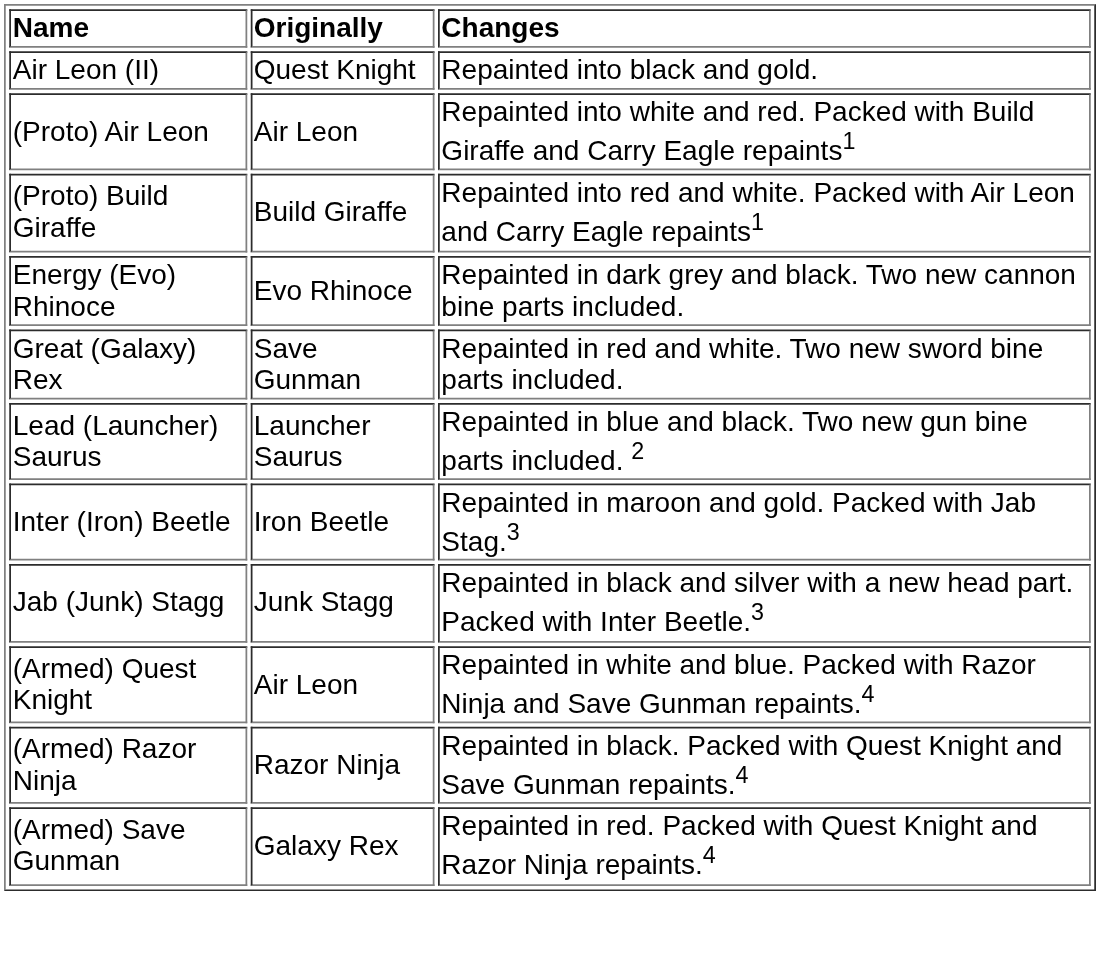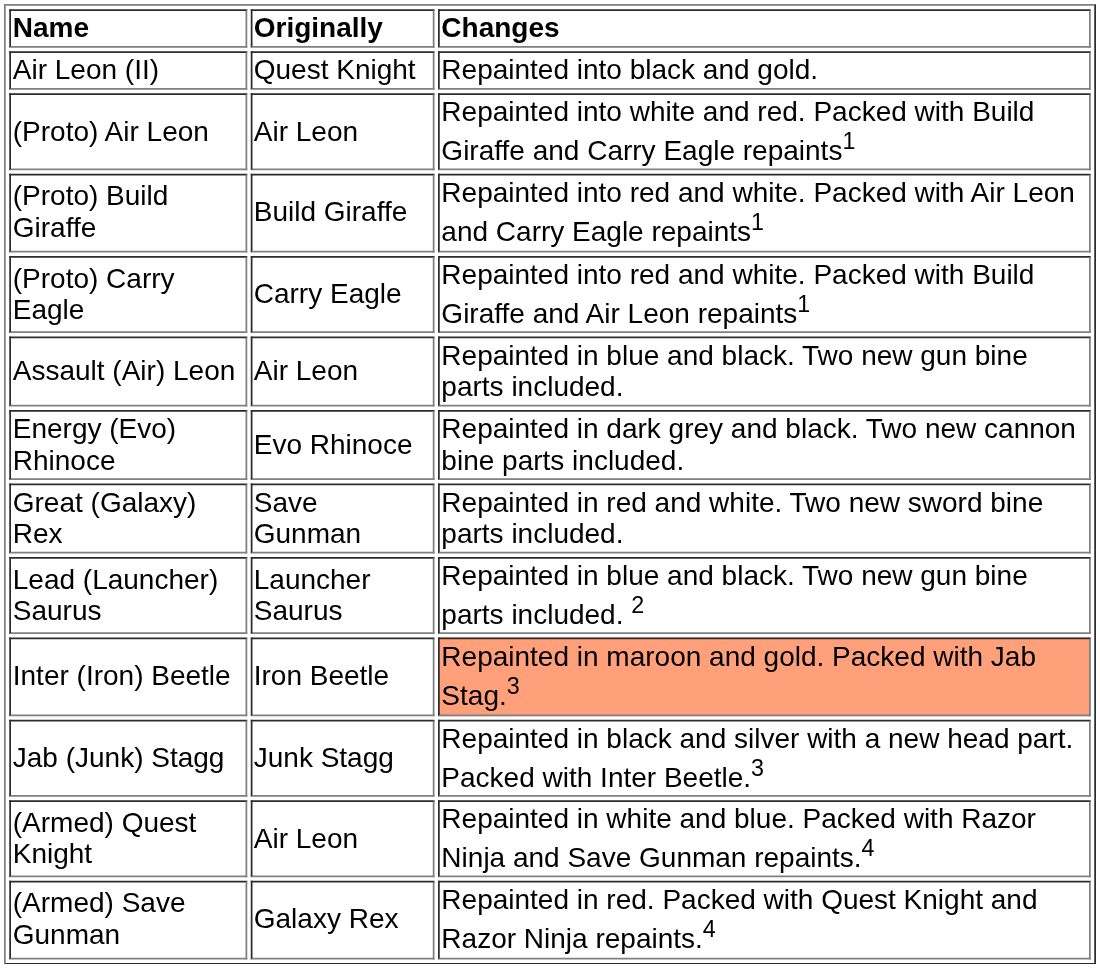+ row: (94, 293)
+ row: (124, 371)
(739, 521) no background -> (739, 676) lightsalmon background
- row: (105, 765)
